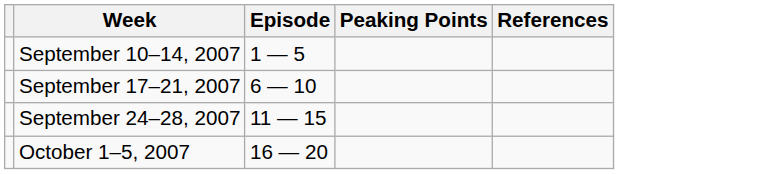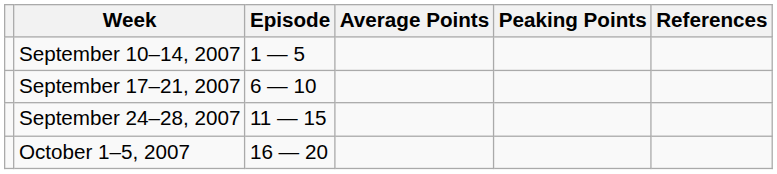+ column: (414, 20)
